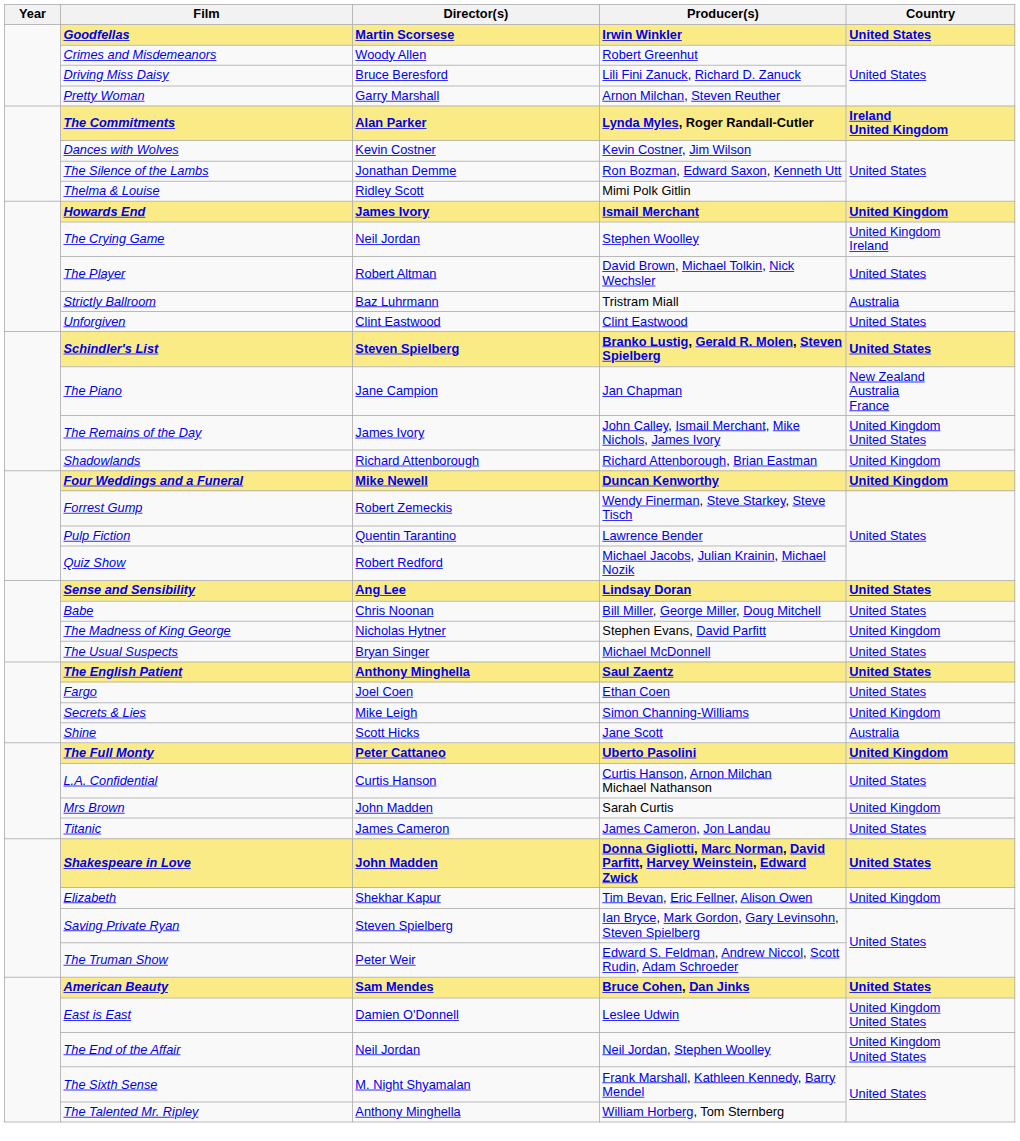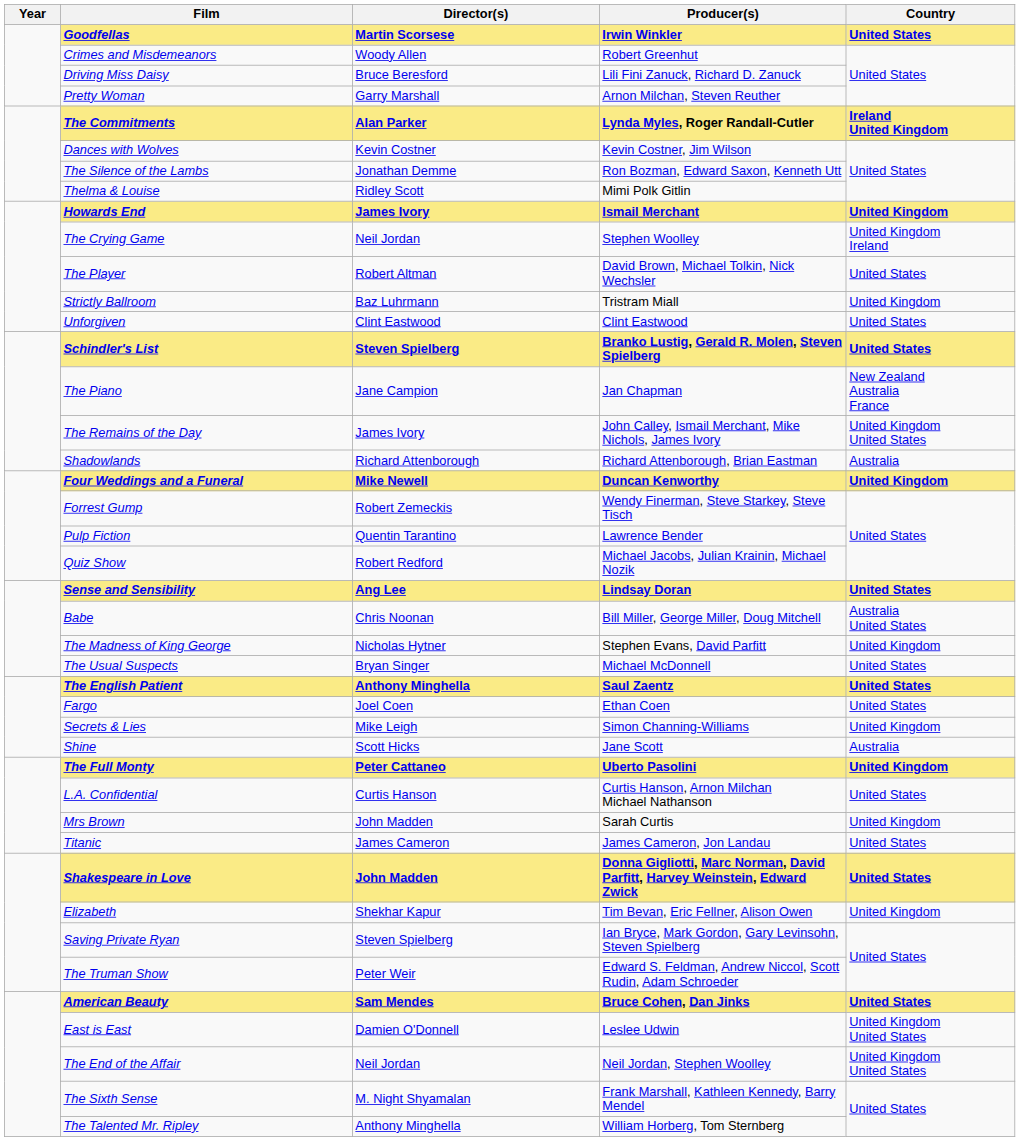(874, 301) Australia -> (895, 301) United Kingdom
(895, 460) United Kingdom -> (874, 460) Australia
(888, 611) United States -> (888, 618) Australia United States
